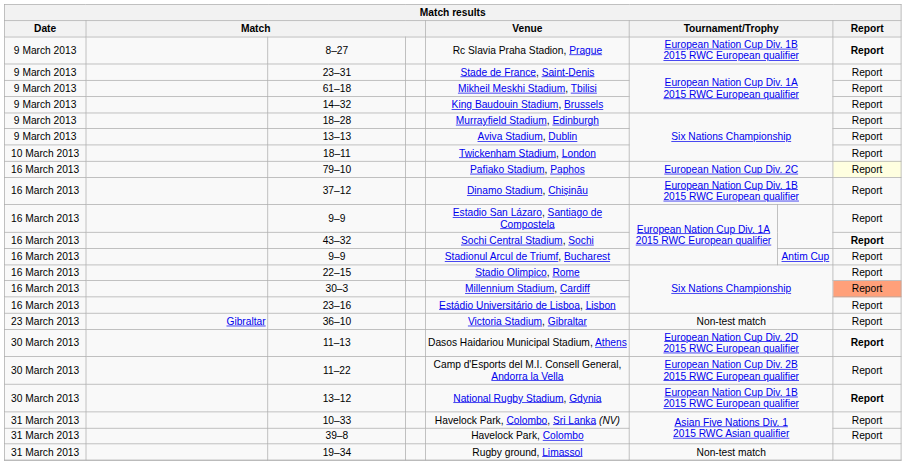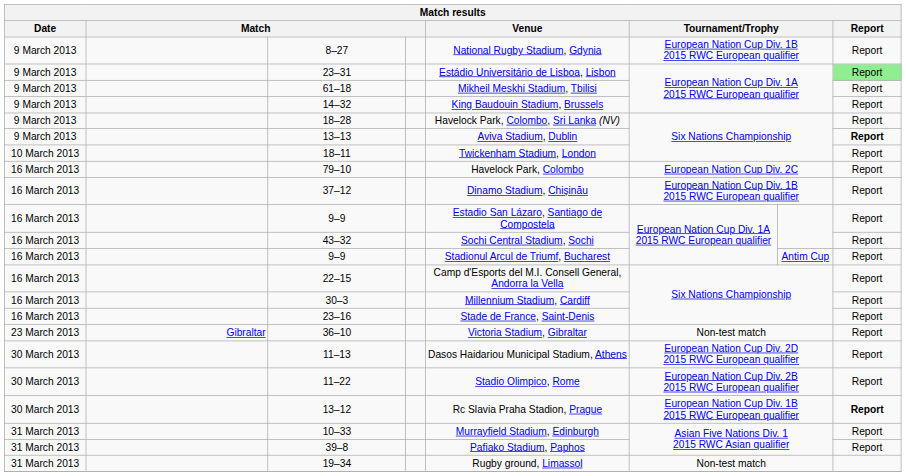(527, 51) Rc Slavia Praha Stadion, Prague -> (527, 51) National Rugby Stadium, Gdynia
(867, 51) bold -> (867, 51) normal
(527, 73) Stade de France, Saint-Denis -> (527, 73) Estádio Universitário de Lisboa, Lisbon
(867, 73) no background -> (867, 73) lightgreen background
(527, 121) Murrayfield Stadium, Edinburgh -> (527, 121) Havelock Park, Colombo, Sri Lanka (NV)
(867, 137) normal -> (867, 137) bold
(527, 170) Pafiako Stadium, Paphos -> (527, 170) Havelock Park, Colombo
(867, 170) lightyellow background -> (867, 170) no background
(867, 241) bold -> (867, 241) normal
(527, 273) Stadio Olimpico, Rome -> (527, 279) Camp d'Esports del M.I. Consell General, Andorra la Vella
(867, 289) lightsalmon background -> (867, 301) no background
(527, 305) Estádio Universitário de Lisboa, Lisbon -> (527, 317) Stade de France, Saint-Denis
(867, 343) bold -> (867, 355) normal
(527, 371) Camp d'Esports del M.I. Consell General, Andorra la Vella -> (527, 382) Stadio Olimpico, Rome
(527, 398) National Rugby Stadium, Gdynia -> (527, 410) Rc Slavia Praha Stadion, Prague
(527, 420) Havelock Park, Colombo, Sri Lanka (NV) -> (527, 432) Murrayfield Stadium, Edinburgh
(527, 436) Havelock Park, Colombo -> (527, 448) Pafiako Stadium, Paphos
